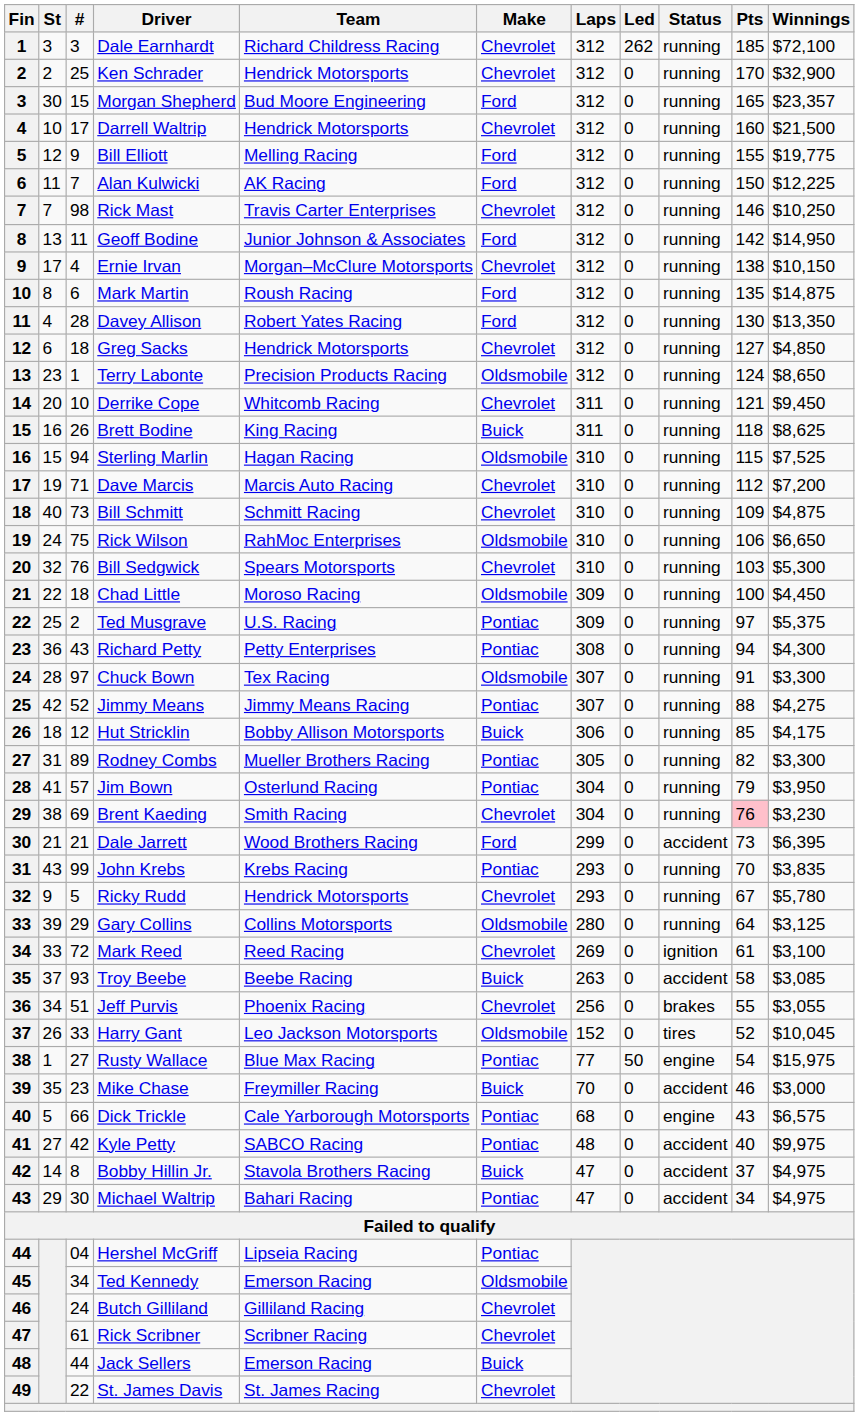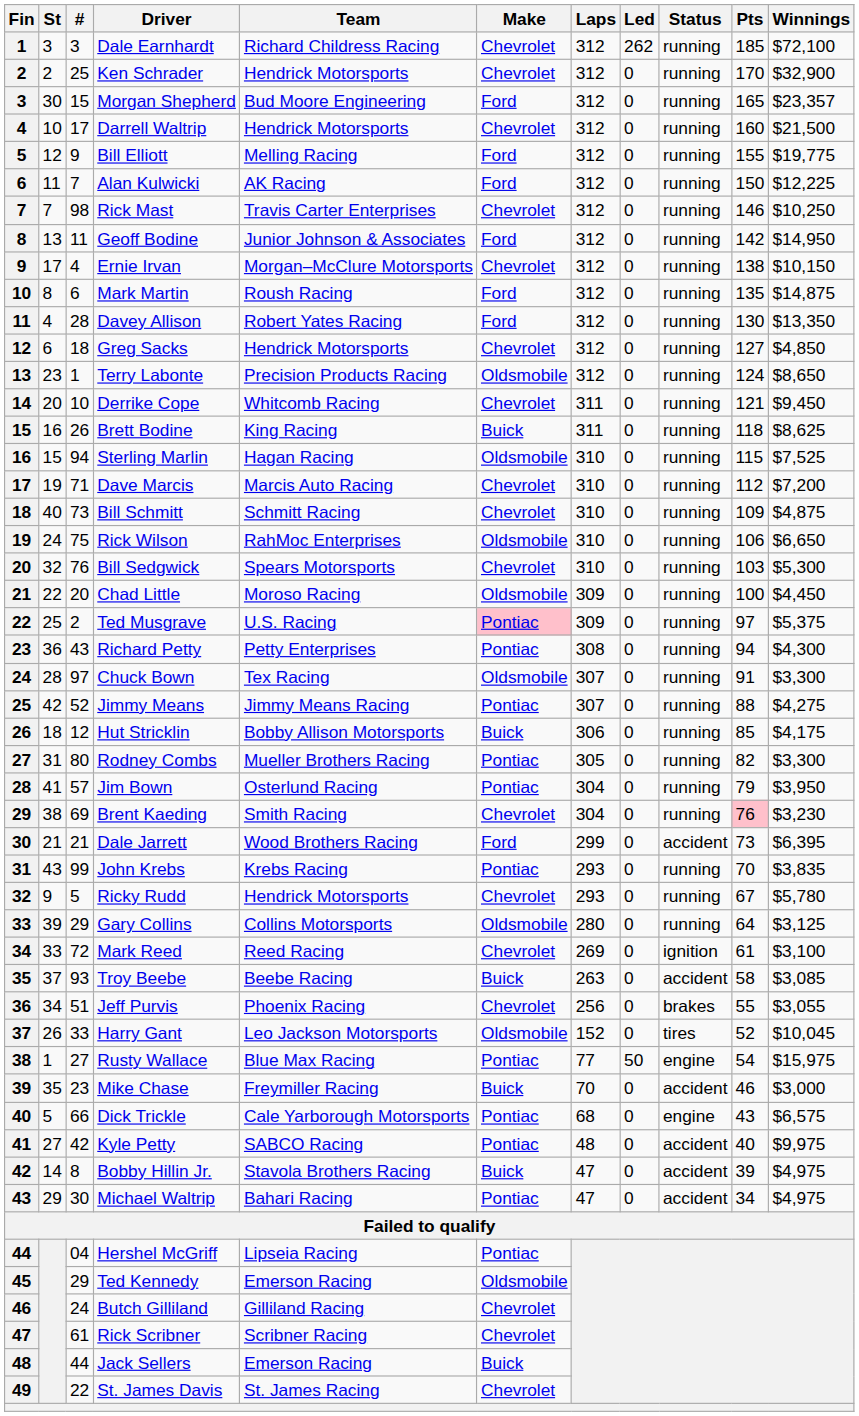(80, 595) 18 -> (80, 595) 20
(510, 622) no background -> (510, 622) pink background
(80, 759) 89 -> (80, 759) 80
(745, 1171) 37 -> (745, 1171) 39
(80, 1280) 34 -> (80, 1280) 29
